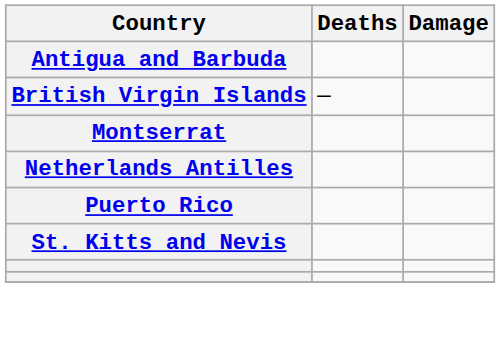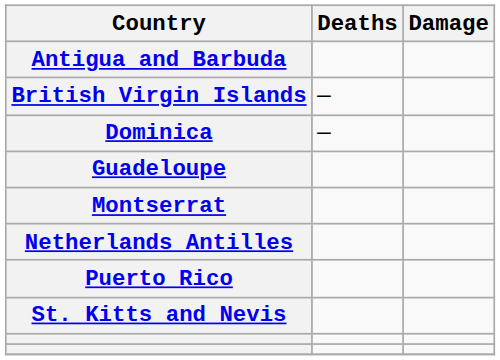+ row: (159, 133)
+ row: (159, 169)
